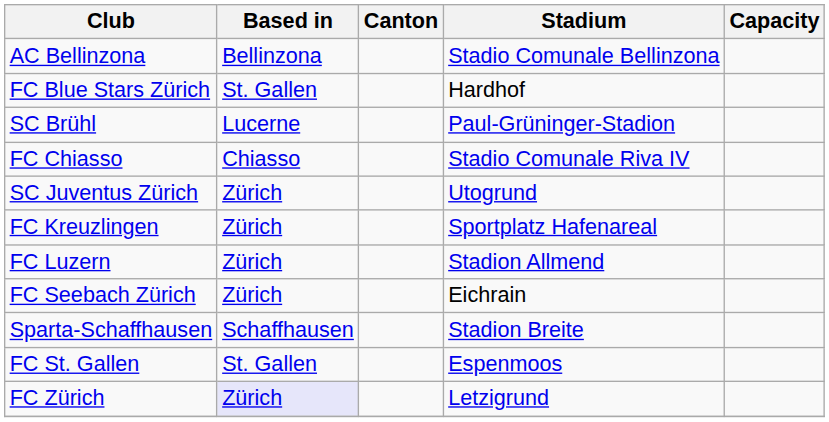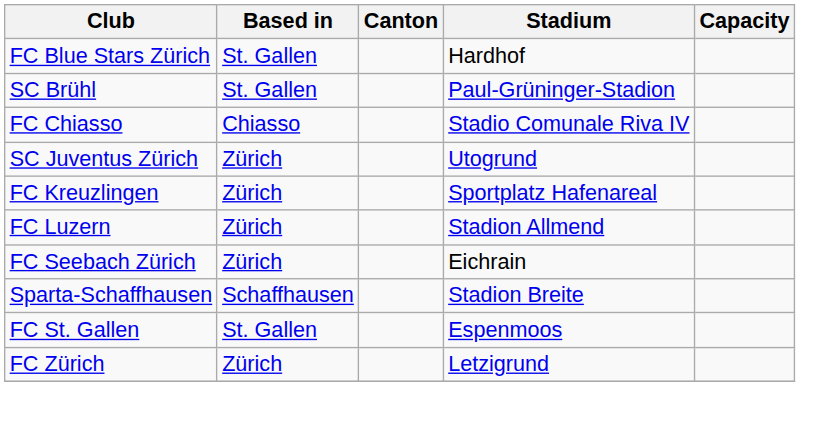- row: (77, 55)
(261, 124) Lucerne -> (270, 90) St. Gallen
(252, 398) lavender background -> (252, 364) no background
